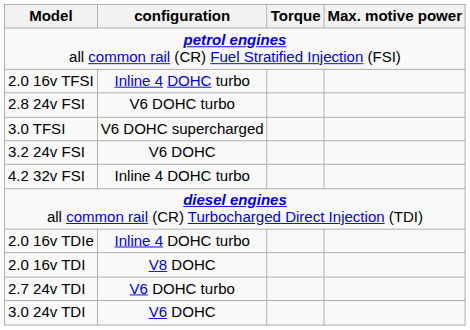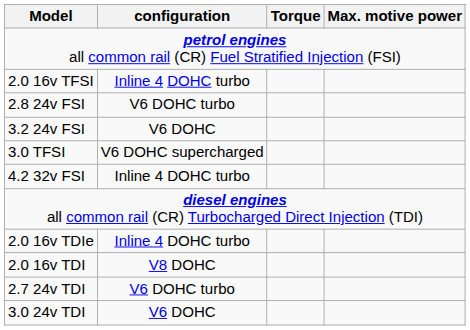rows swapped: (46, 152) <-> (37, 128)
